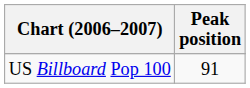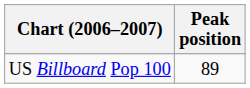(210, 68) 91 -> (210, 68) 89
